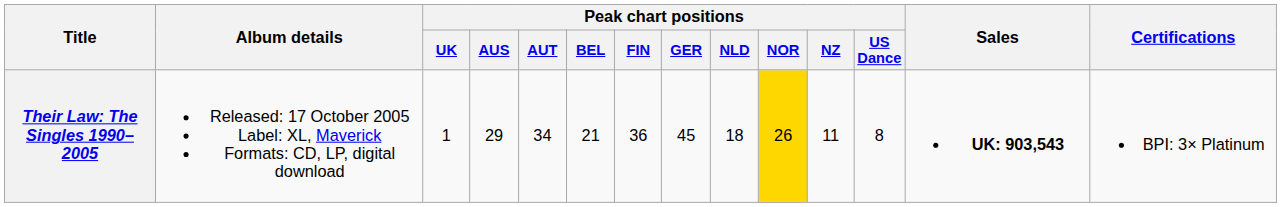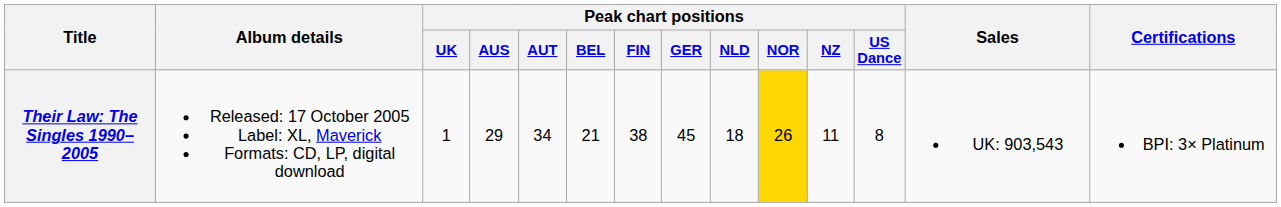(638, 135) 36 -> (638, 135) 38
(998, 145) bold -> (998, 145) normal
